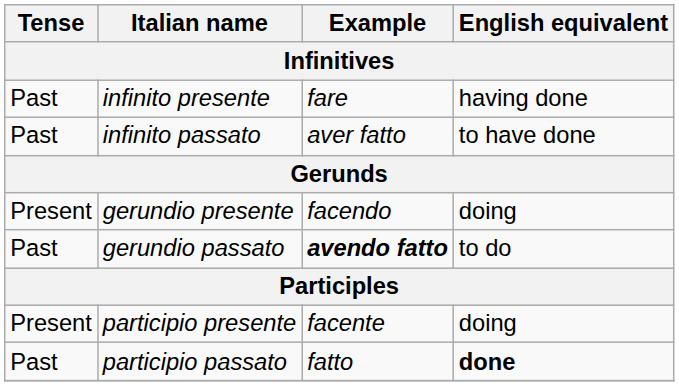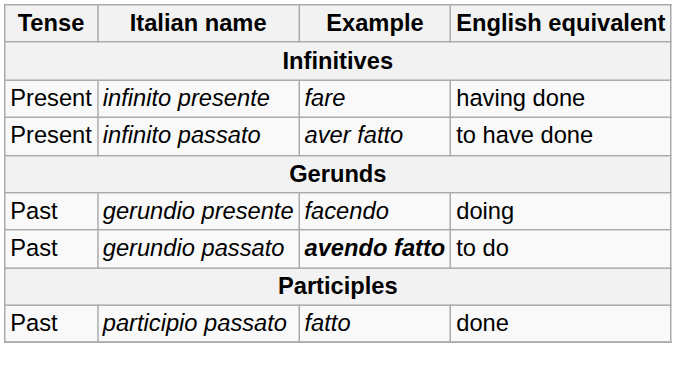(34, 98) Past -> (51, 98) Present
(34, 135) Past -> (51, 135) Present
(51, 211) Present -> (34, 211) Past
- row: (199, 323)
(487, 361) bold -> (483, 323) normal
